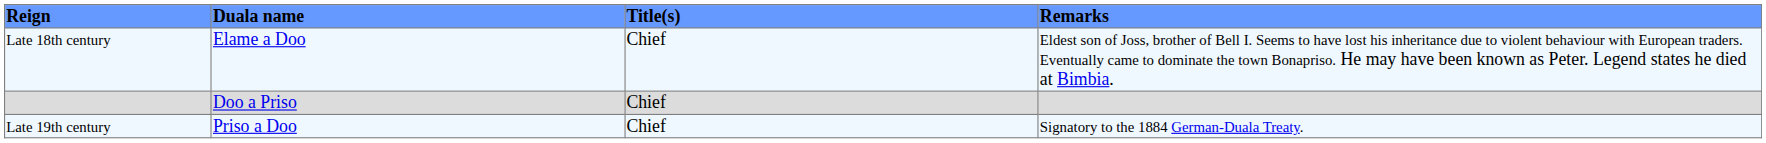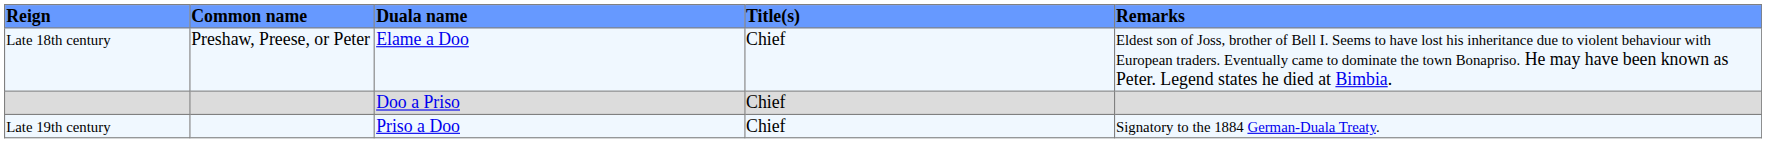+ column: (249, 16)
